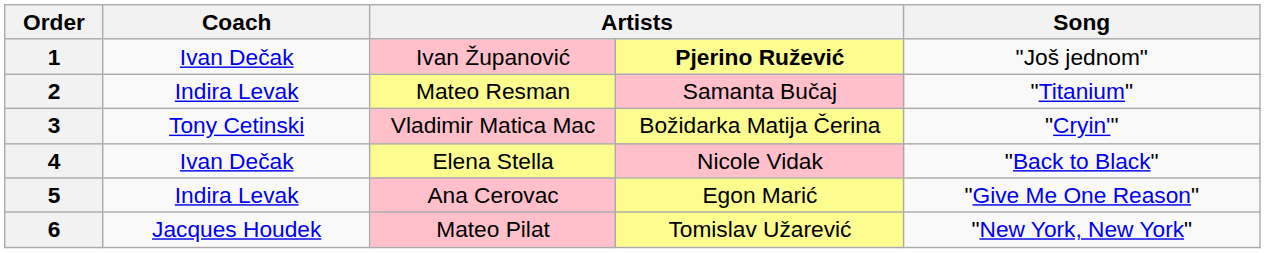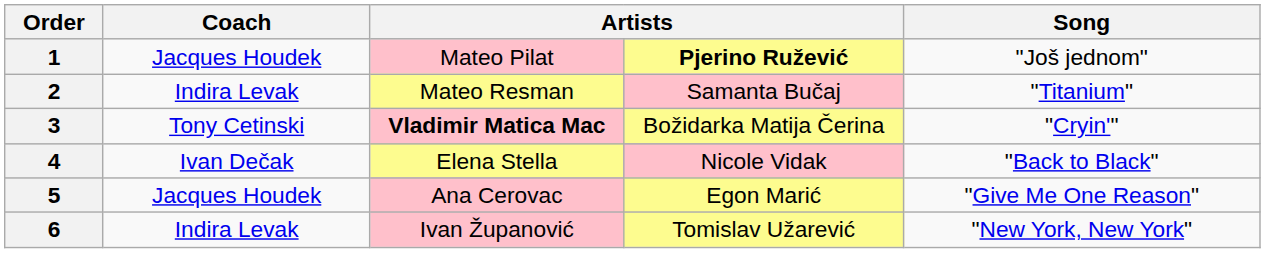(237, 57) Ivan Dečak -> (237, 57) Jacques Houdek
(493, 57) Ivan Županović -> (497, 57) Mateo Pilat
(493, 126) normal -> (497, 126) bold
(237, 195) Indira Levak -> (237, 195) Jacques Houdek
(237, 230) Jacques Houdek -> (237, 230) Indira Levak
(493, 230) Mateo Pilat -> (497, 230) Ivan Županović
